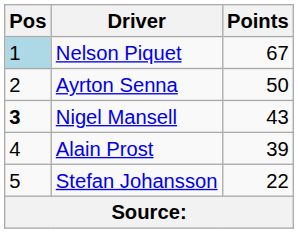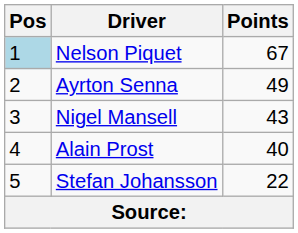(277, 85) 50 -> (277, 85) 49
(15, 117) bold -> (15, 117) normal
(277, 149) 39 -> (277, 149) 40
